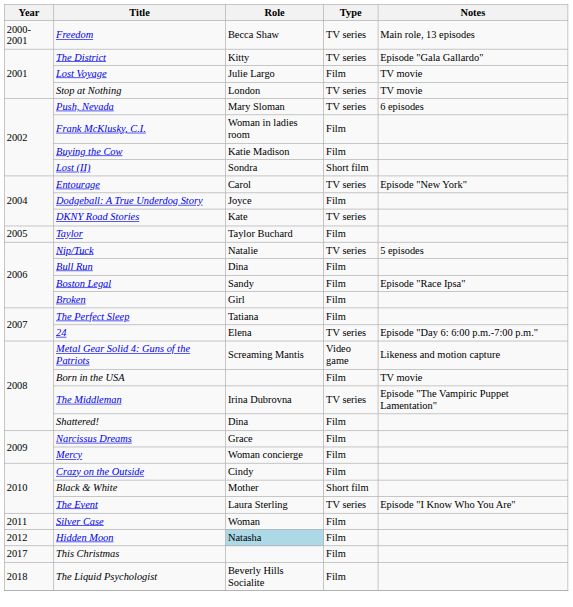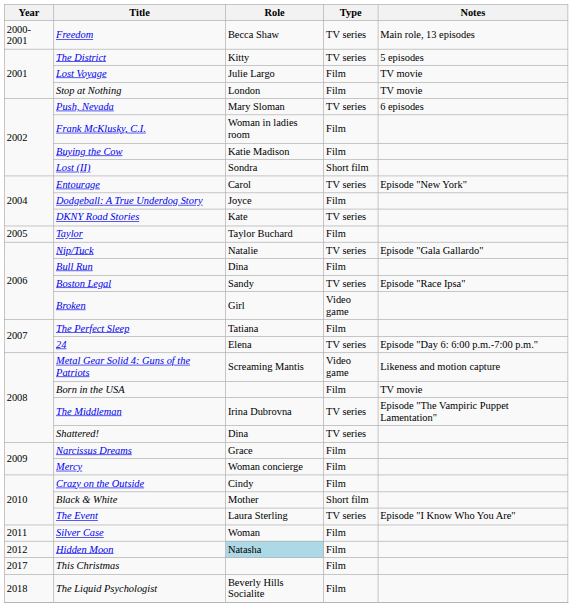(432, 57) Episode "Gala Gallardo" -> (402, 57) 5 episodes
(346, 90) TV series -> (336, 90) Film
(402, 250) 5 episodes -> (432, 250) Episode "Gala Gallardo"
(336, 283) Film -> (346, 283) TV series
(336, 300) Film -> (339, 305) Video game
(336, 422) Film -> (346, 434) TV series
